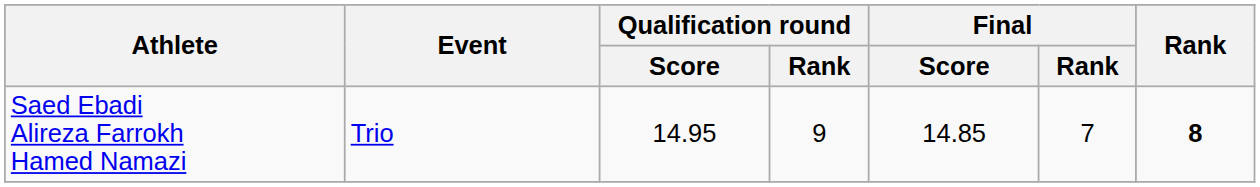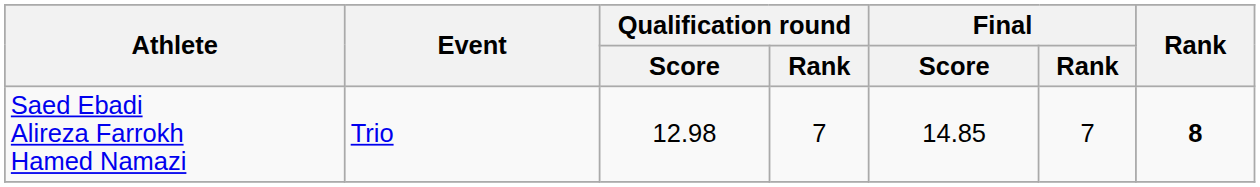(684, 134) 14.95 -> (684, 134) 12.98
(819, 134) 9 -> (819, 134) 7
